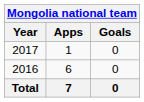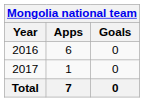rows swapped: (25, 69) <-> (25, 50)
